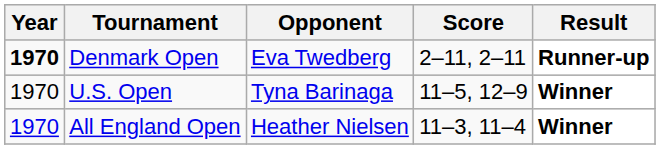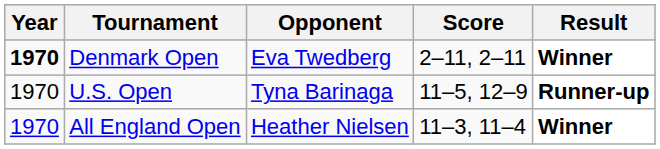(594, 57) Runner-up -> (575, 57) Winner
(575, 92) Winner -> (594, 92) Runner-up
